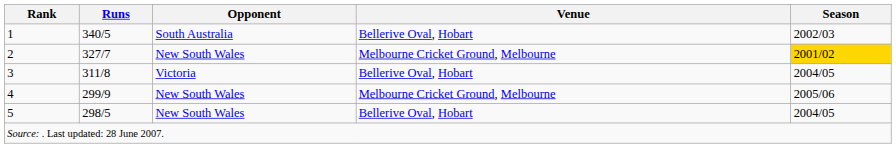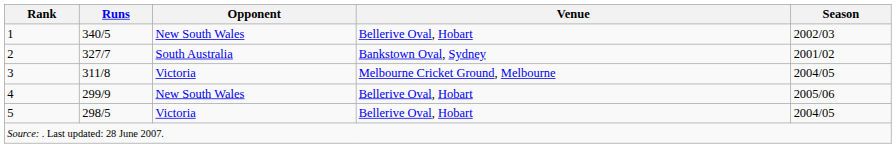(194, 34) South Australia -> (200, 34) New South Wales
(200, 53) New South Wales -> (194, 53) South Australia
(457, 53) Melbourne Cricket Ground, Melbourne -> (422, 53) Bankstown Oval, Sydney
(814, 53) gold background -> (814, 53) no background
(416, 73) Bellerive Oval, Hobart -> (457, 73) Melbourne Cricket Ground, Melbourne
(457, 93) Melbourne Cricket Ground, Melbourne -> (416, 93) Bellerive Oval, Hobart
(200, 113) New South Wales -> (176, 113) Victoria
